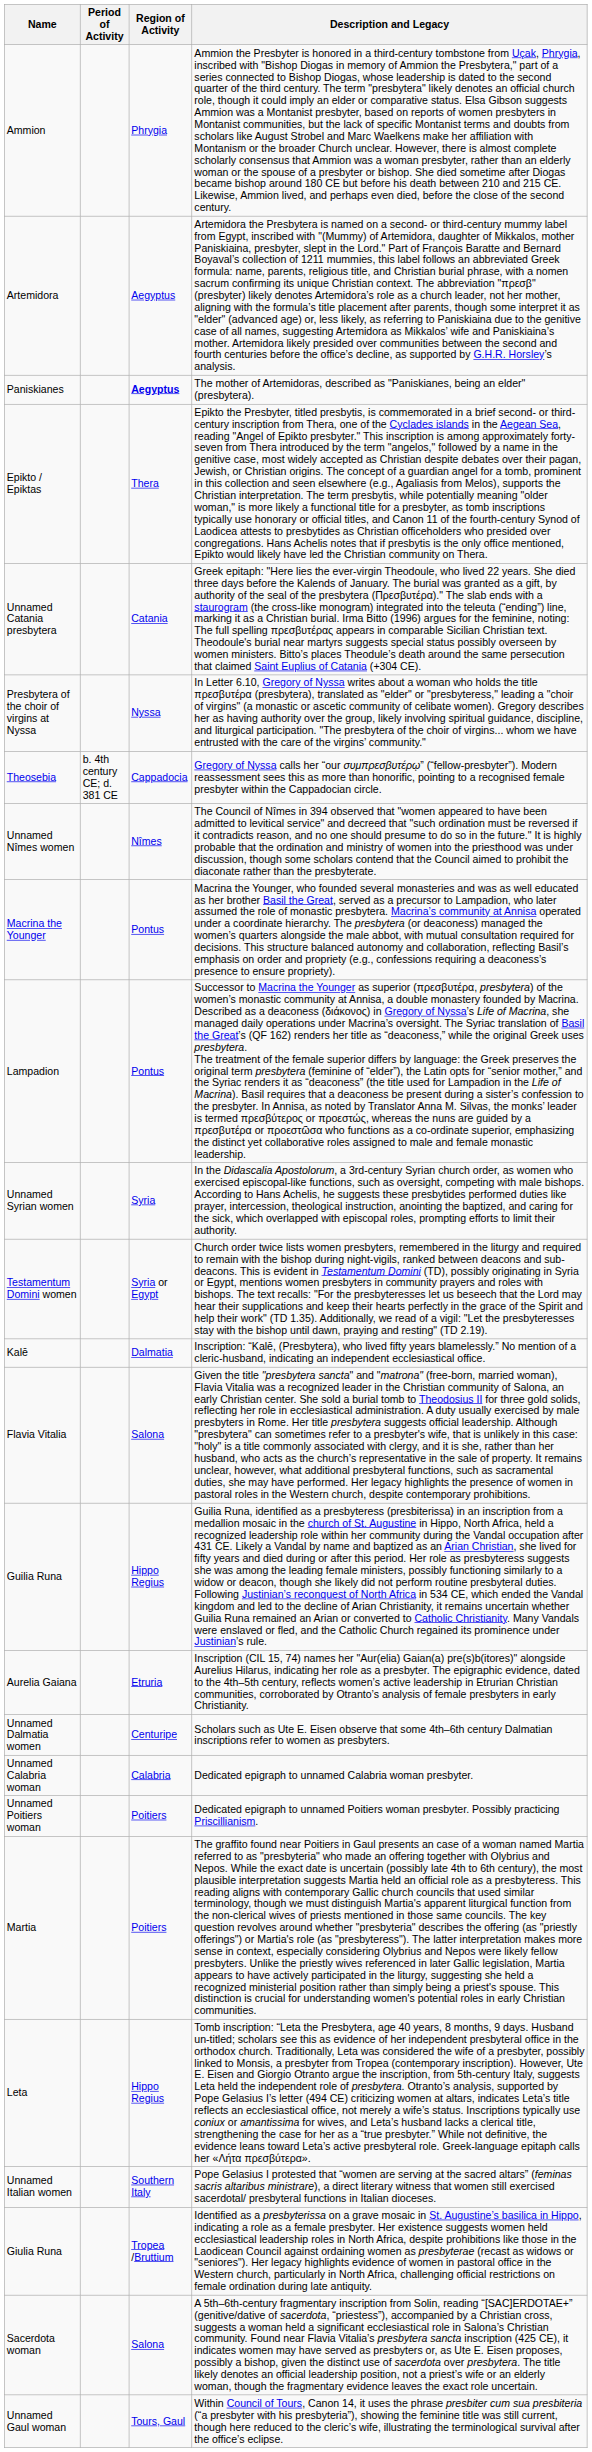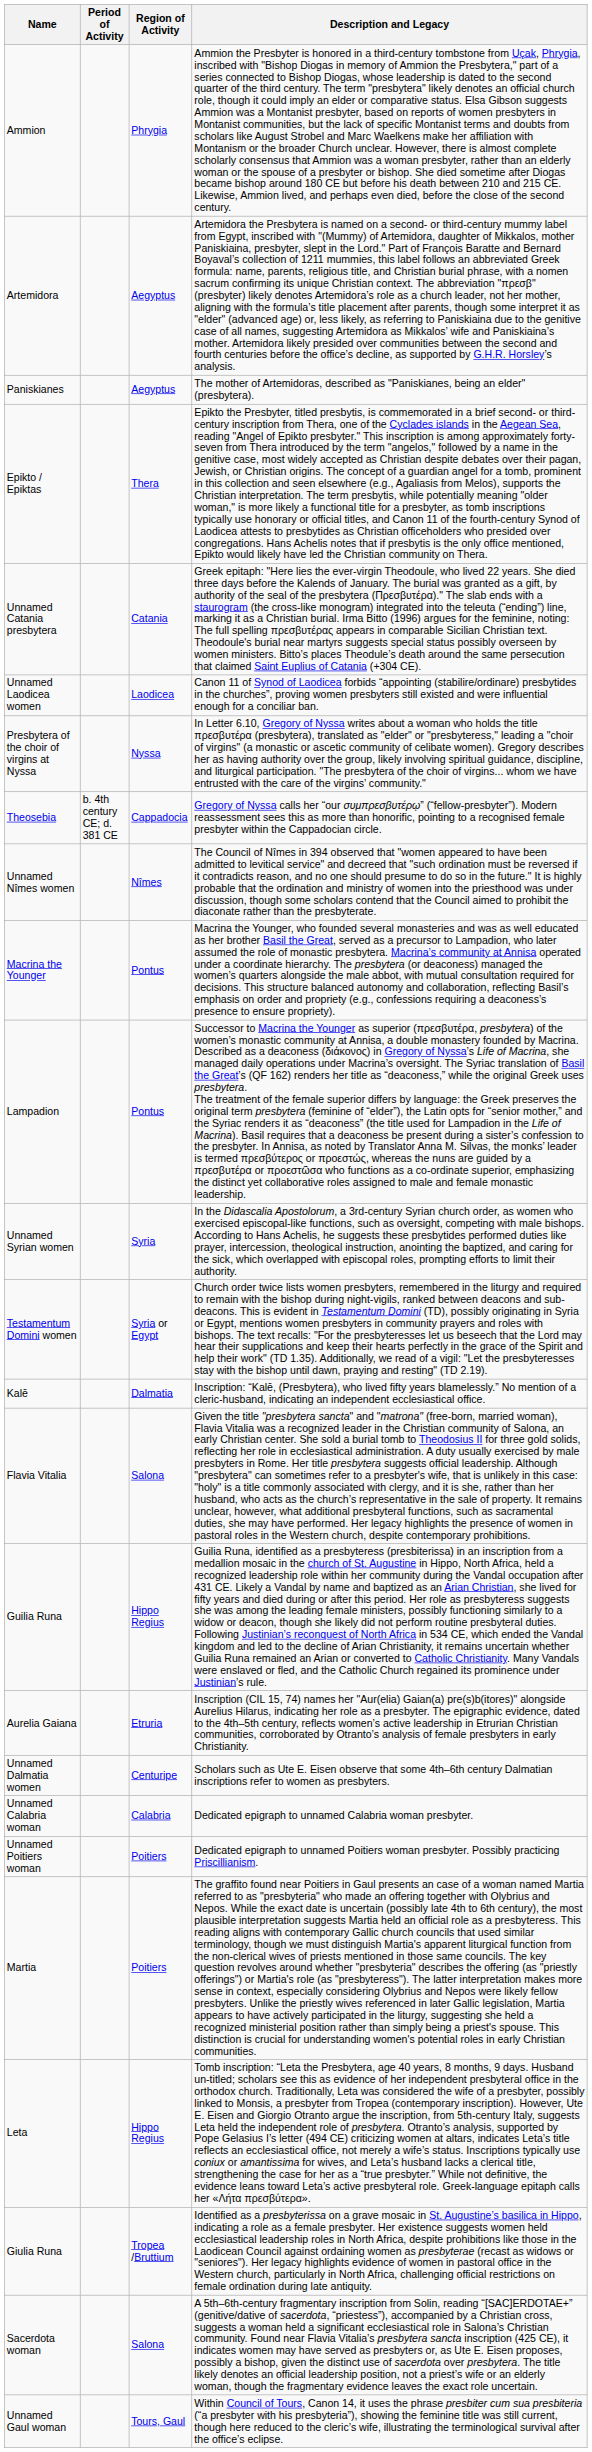(155, 389) bold -> (153, 389) normal
+ row: (30, 695)
- row: (39, 2187)
